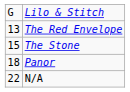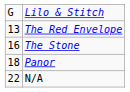(14, 46) 15 -> (14, 46) 16
